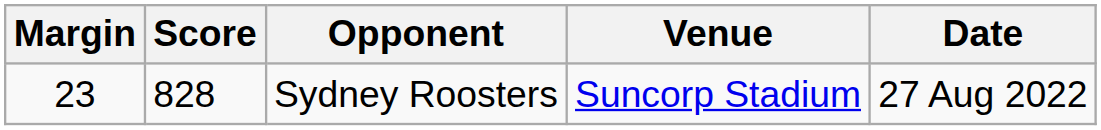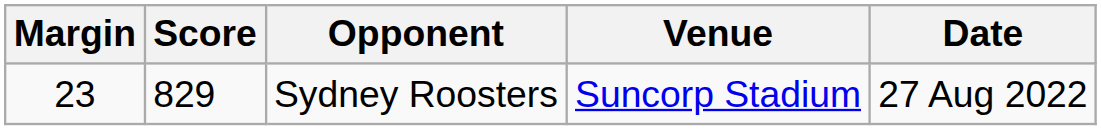(184, 93) 828 -> (184, 93) 829
